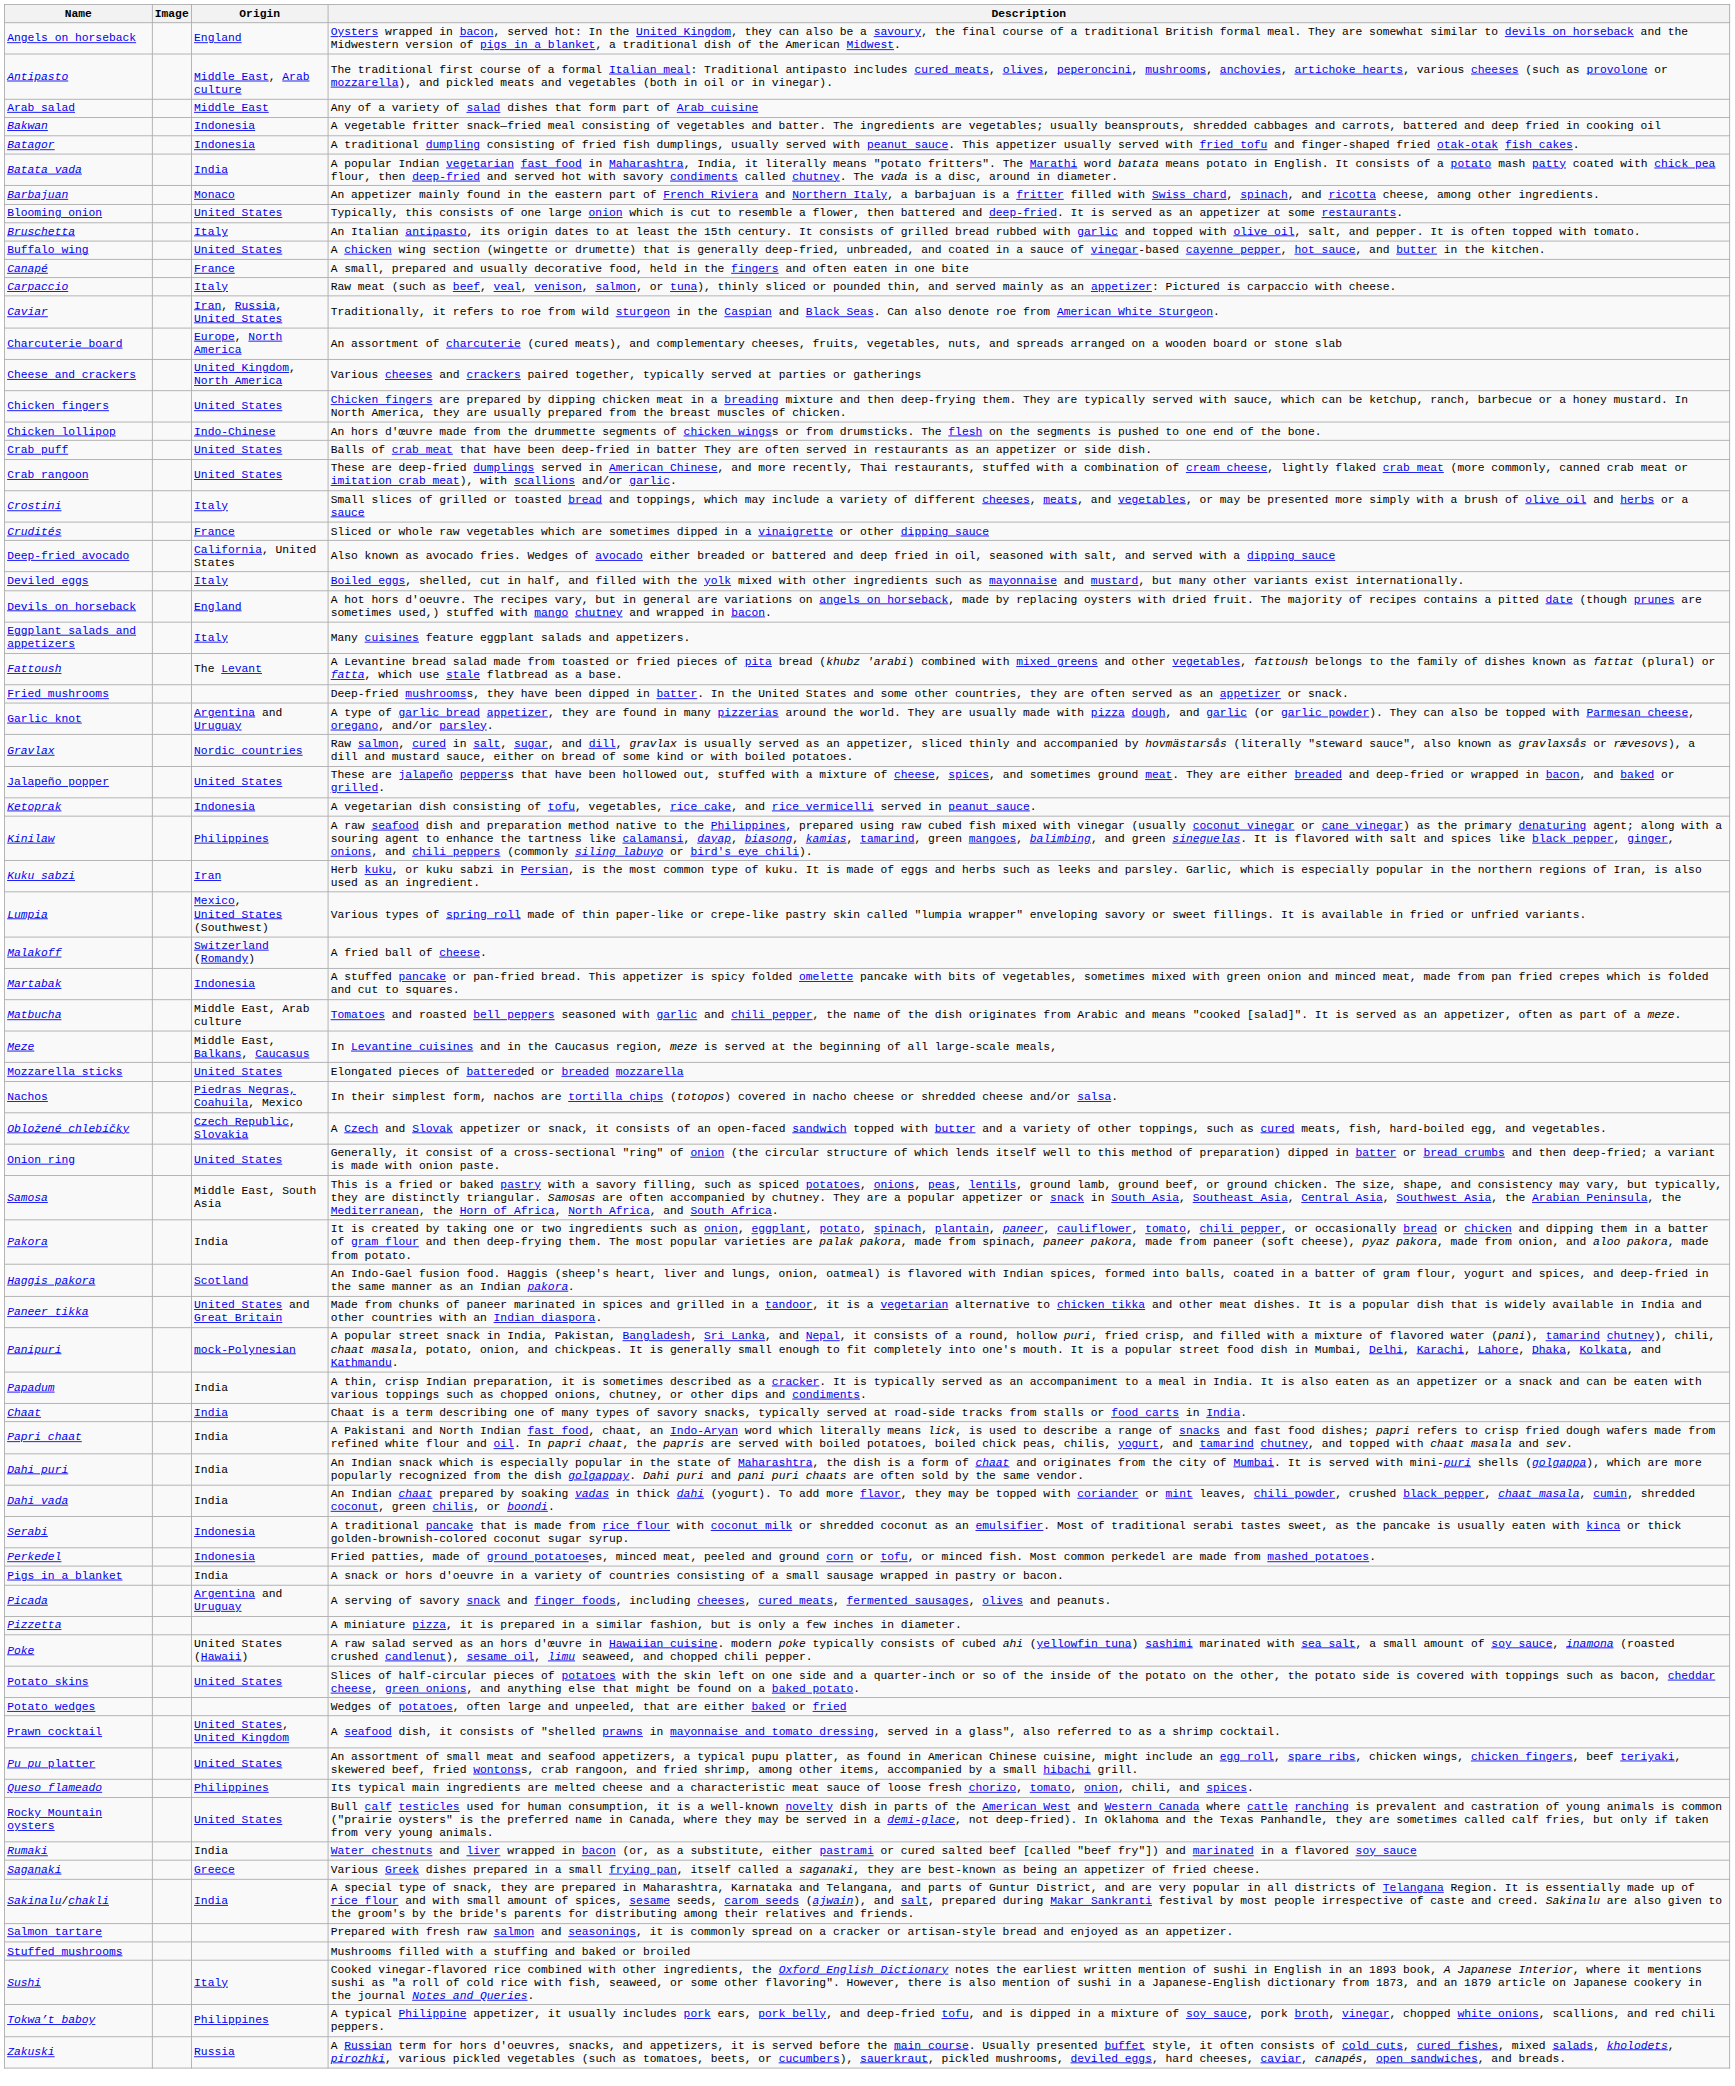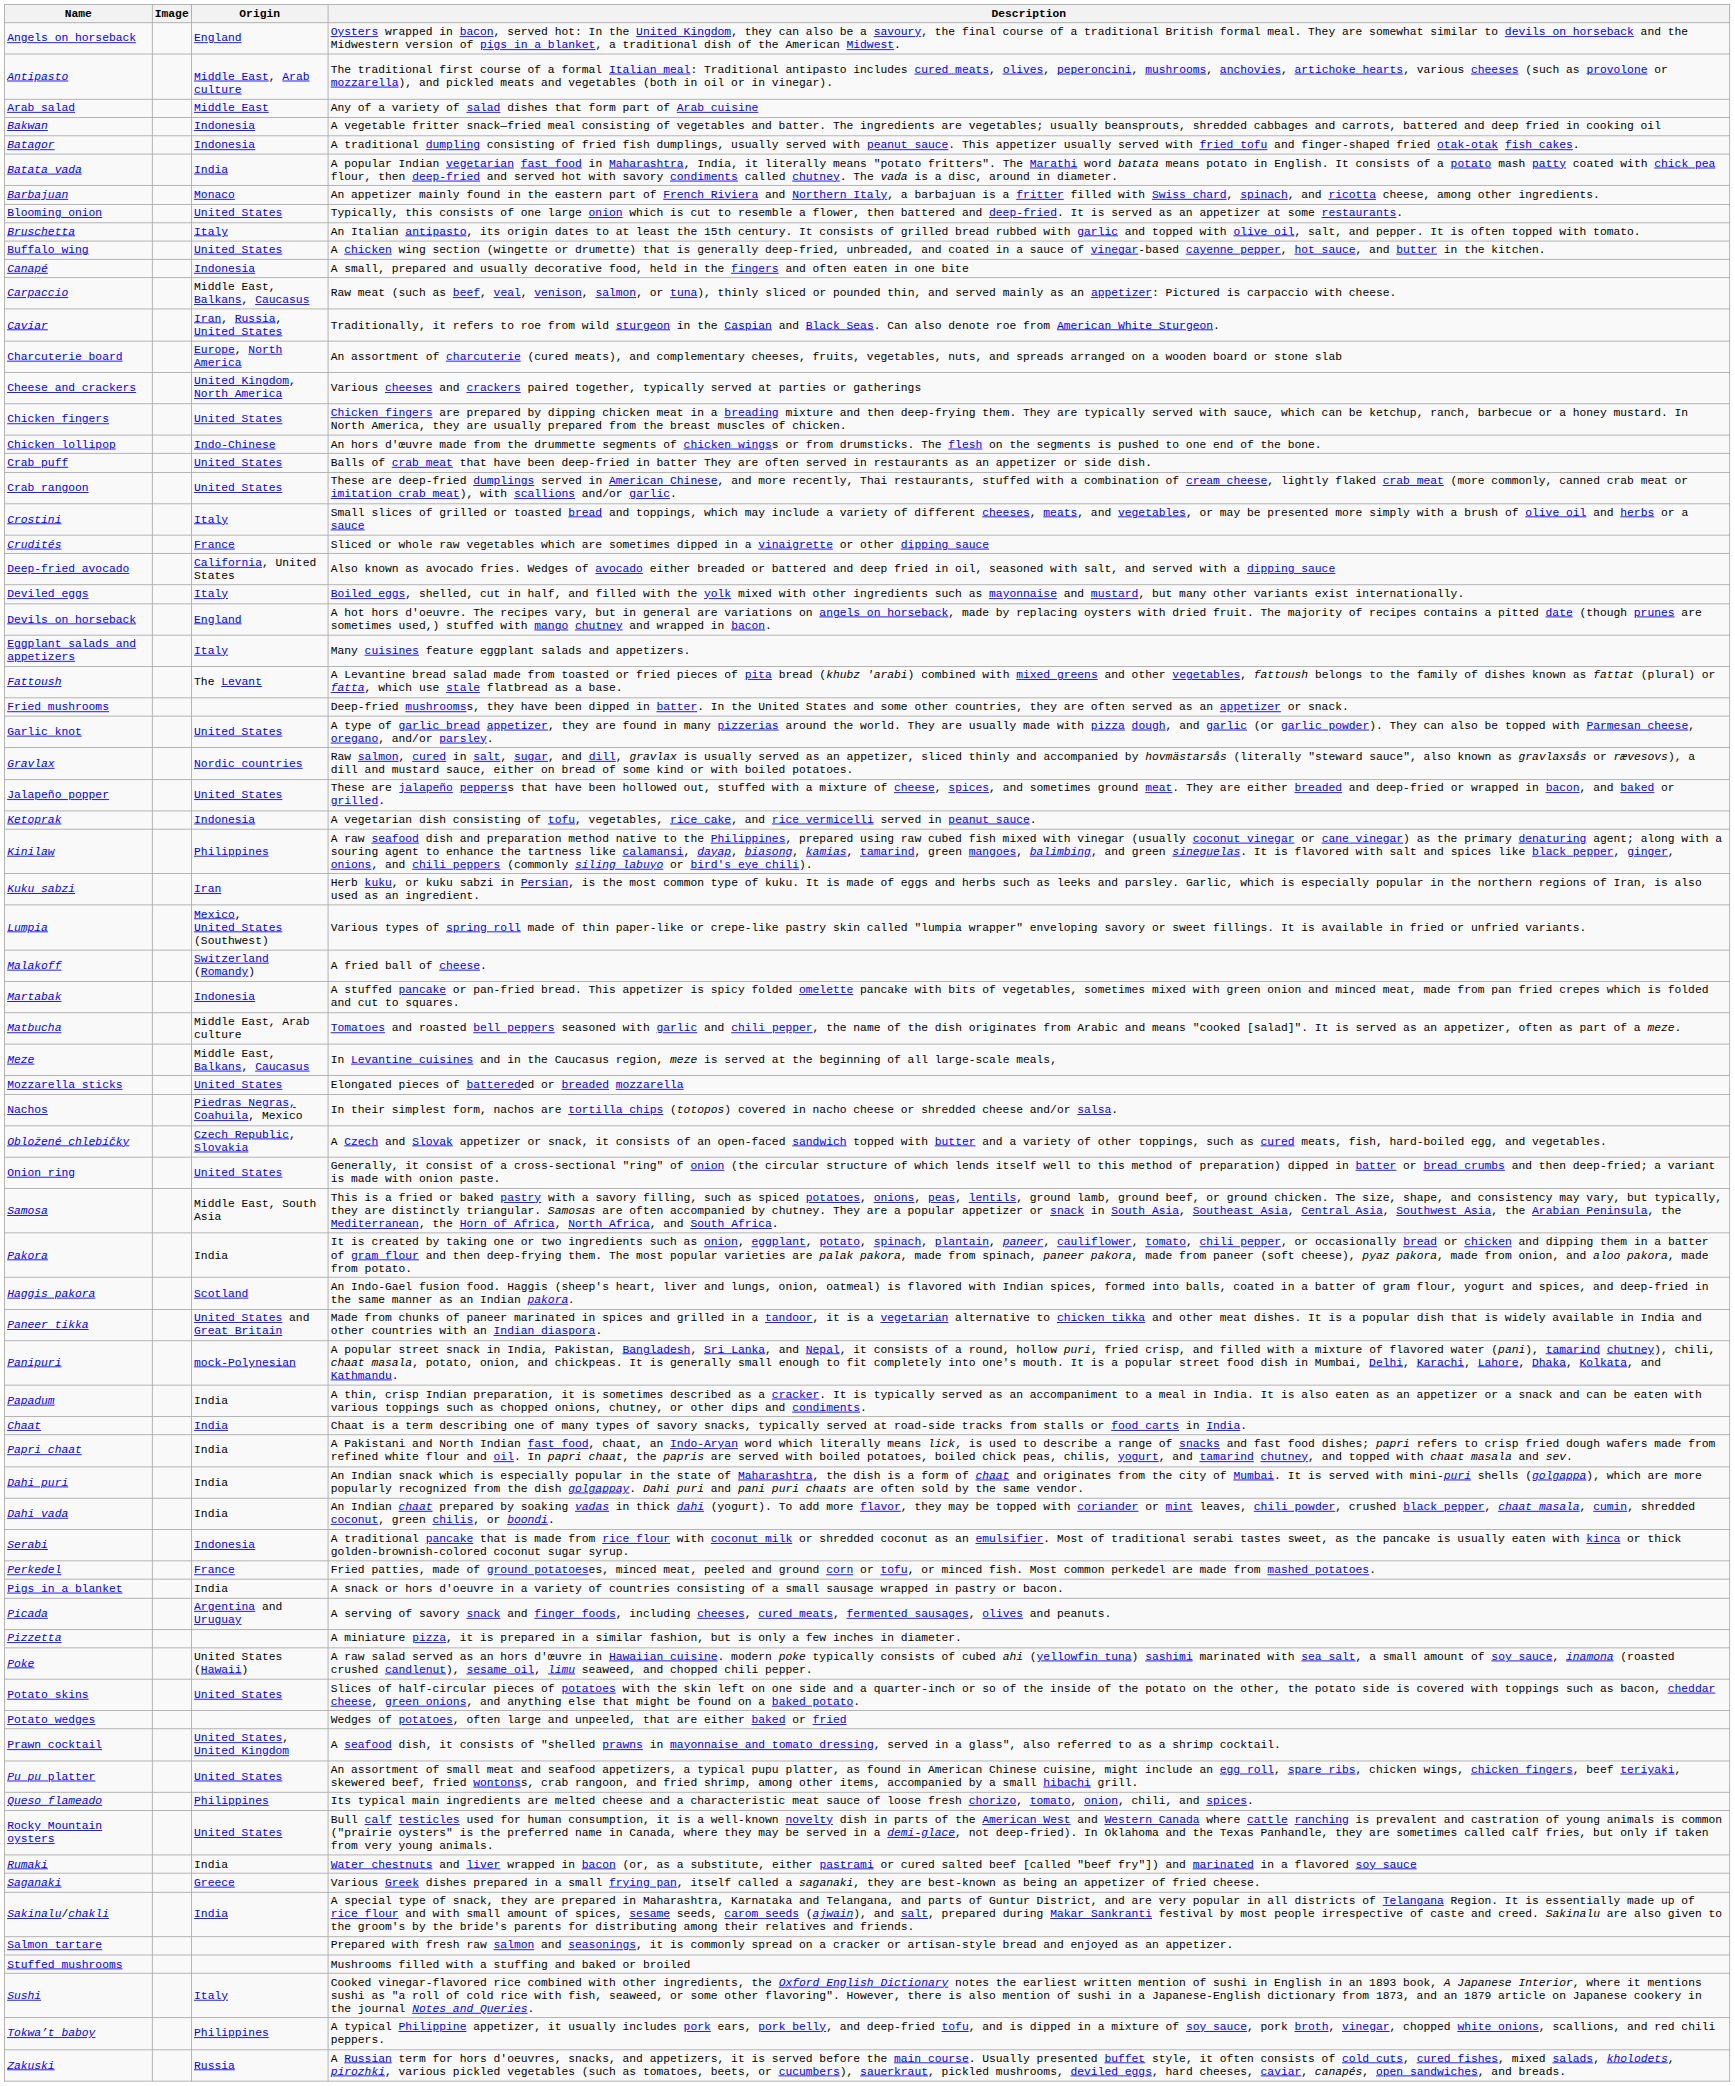(214, 269) France -> (225, 269) Indonesia
(211, 287) Italy -> (252, 294) Middle East, Balkans, Caucasus
(238, 719) Argentina and Uruguay -> (238, 732) United States
(225, 1557) Indonesia -> (214, 1570) France
